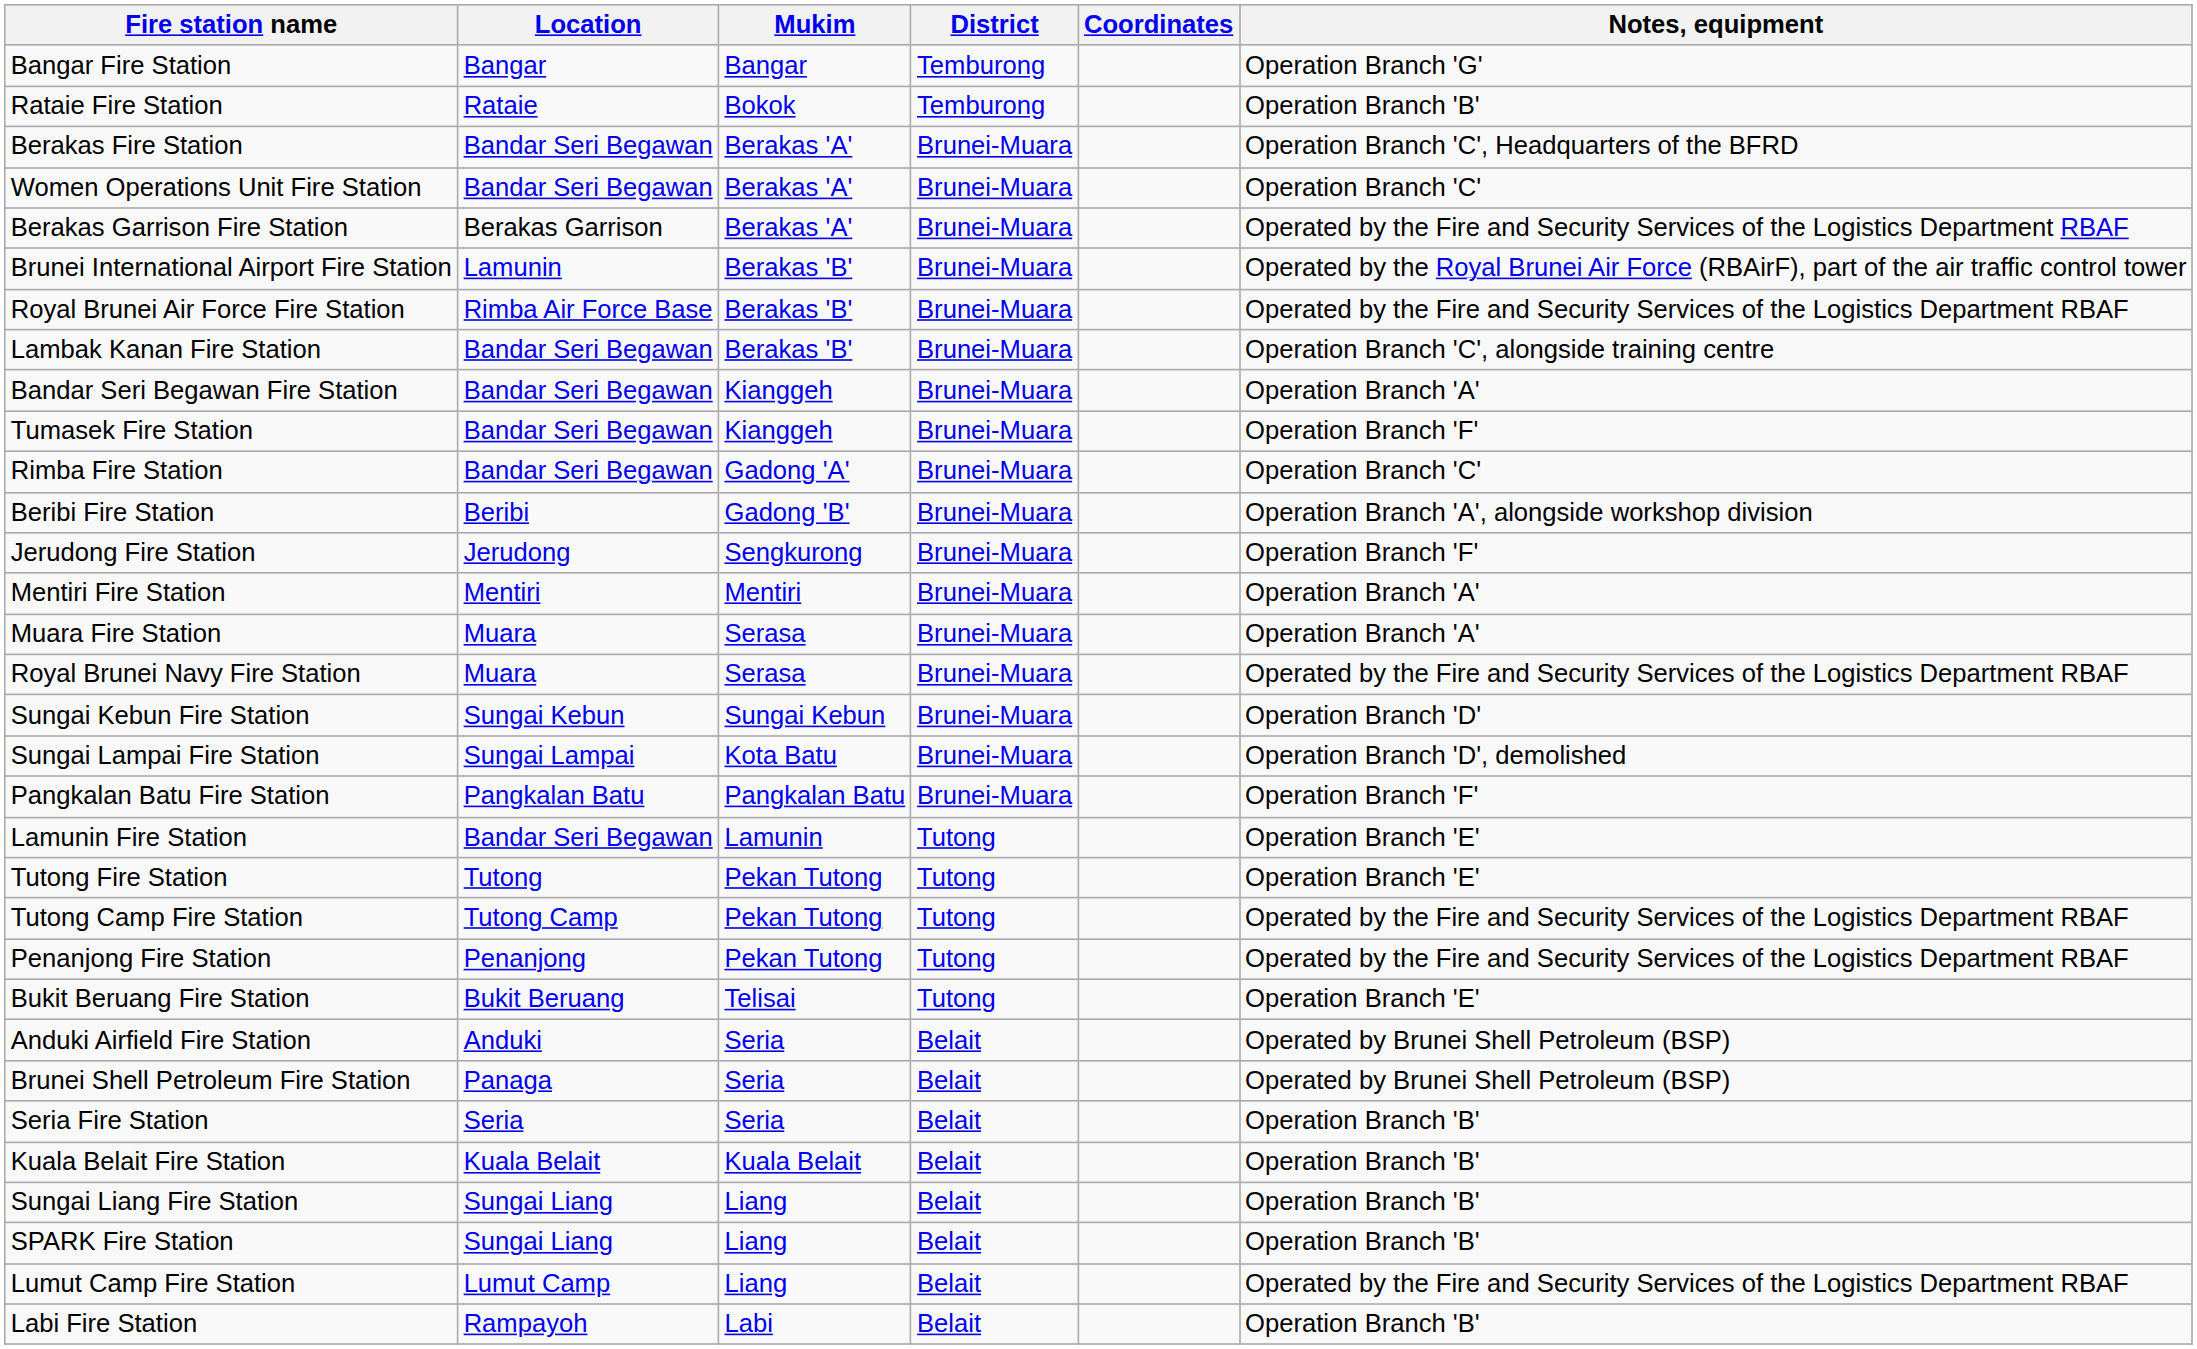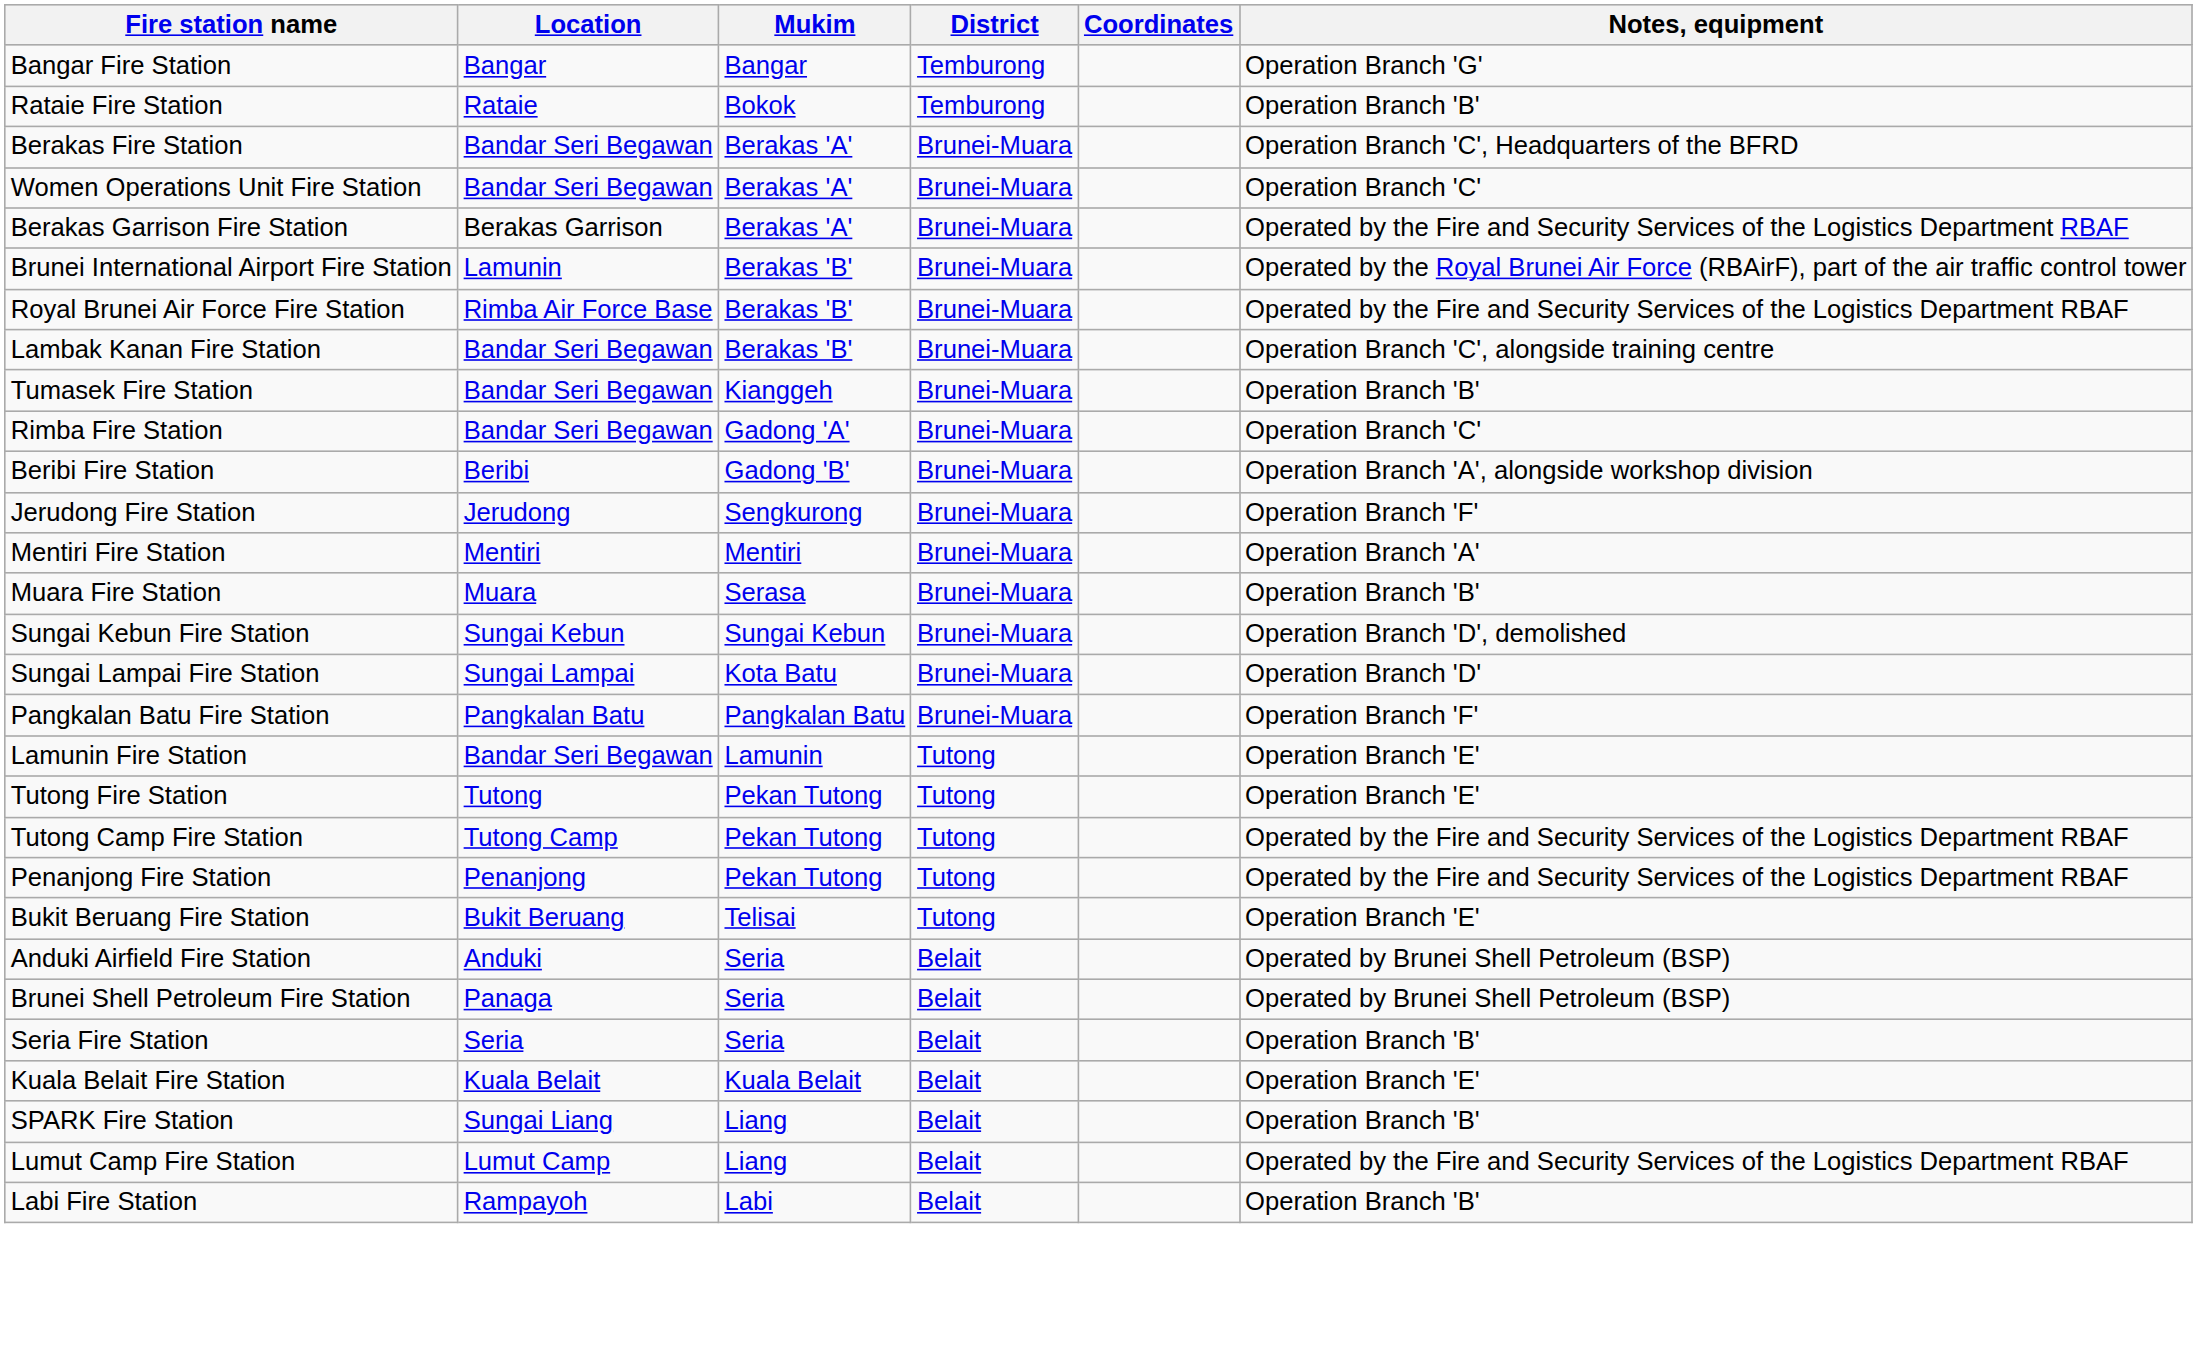- row: (204, 390)
(1362, 430) Operation Branch 'F' -> (1362, 390) Operation Branch 'B'
(1362, 633) Operation Branch 'A' -> (1362, 593) Operation Branch 'B'
- row: (186, 674)
(1363, 715) Operation Branch 'D' -> (1436, 633) Operation Branch 'D', demolished
(1436, 755) Operation Branch 'D', demolished -> (1363, 674) Operation Branch 'D'
(1362, 1161) Operation Branch 'B' -> (1362, 1080) Operation Branch 'E'
- row: (154, 1202)
